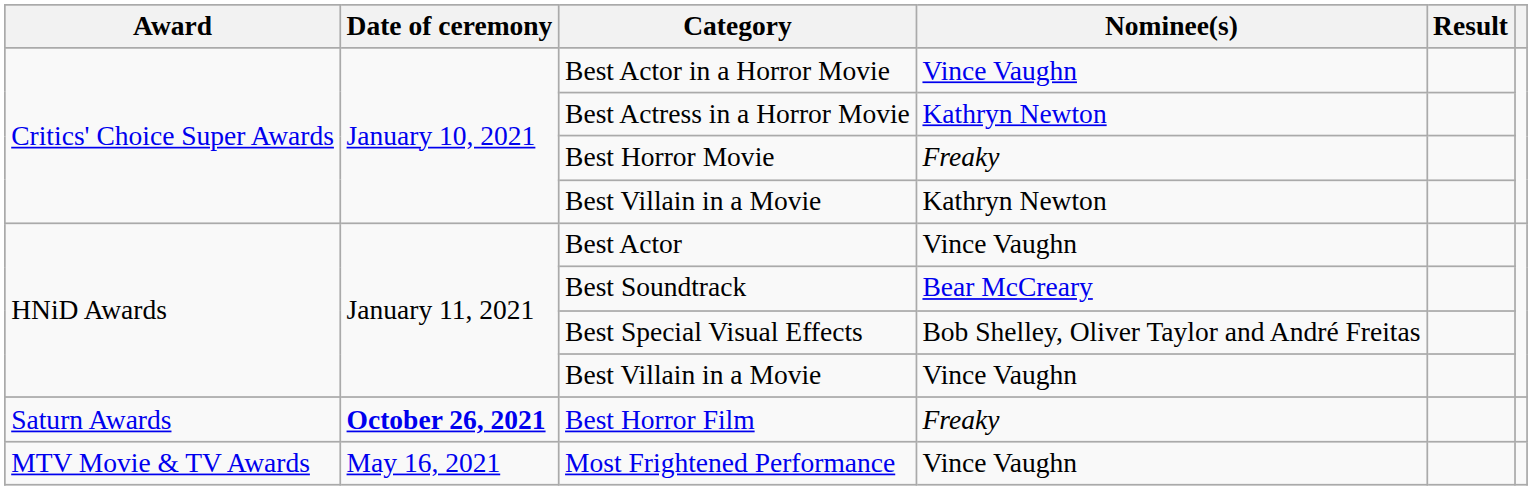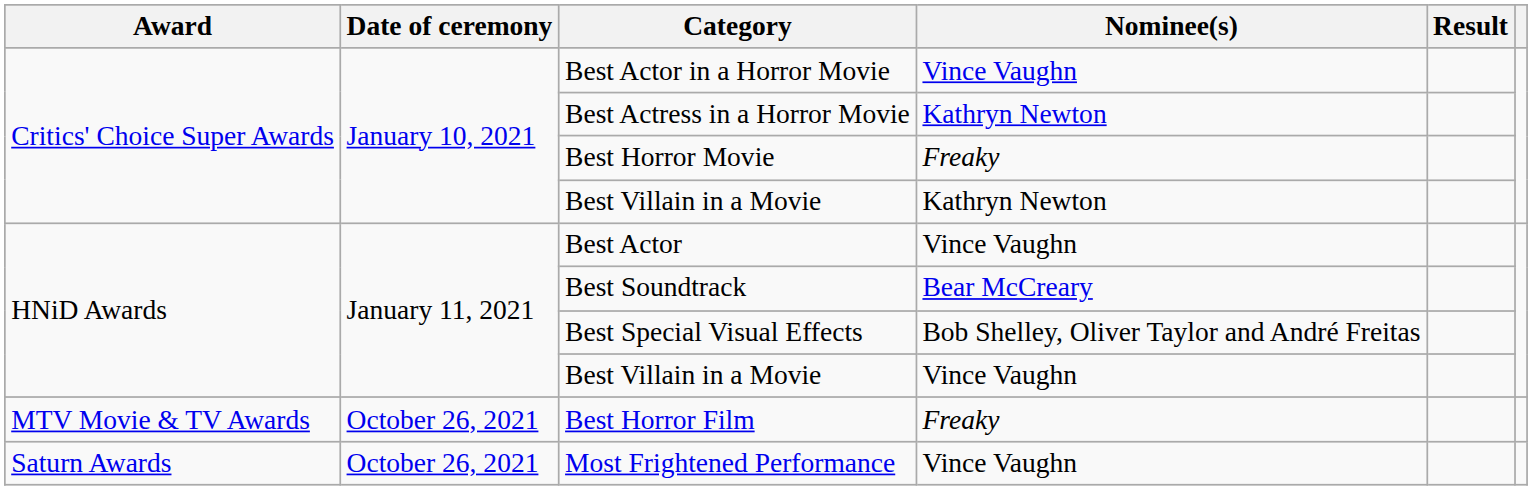(91, 419) Saturn Awards -> (161, 419) MTV Movie & TV Awards
(446, 419) bold -> (442, 419) normal
(161, 462) MTV Movie & TV Awards -> (91, 462) Saturn Awards
(423, 462) May 16, 2021 -> (442, 462) October 26, 2021
